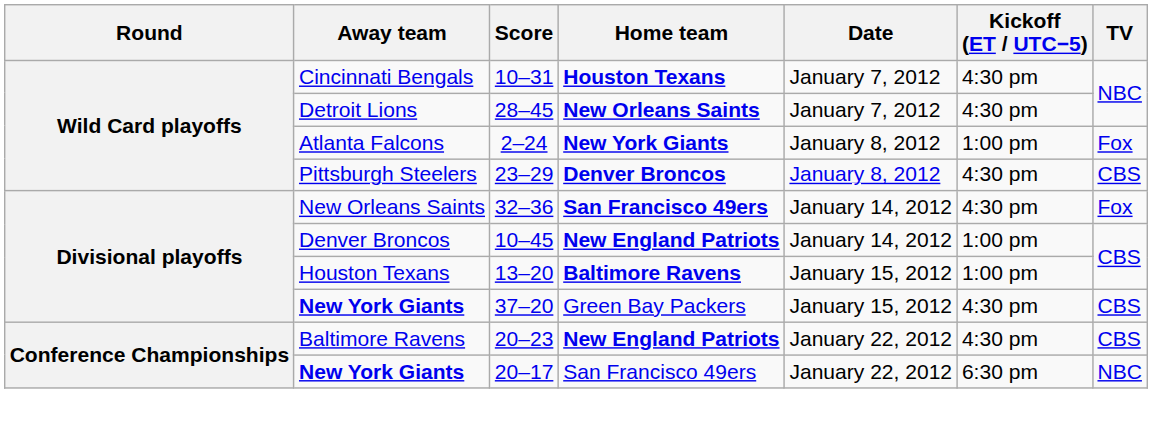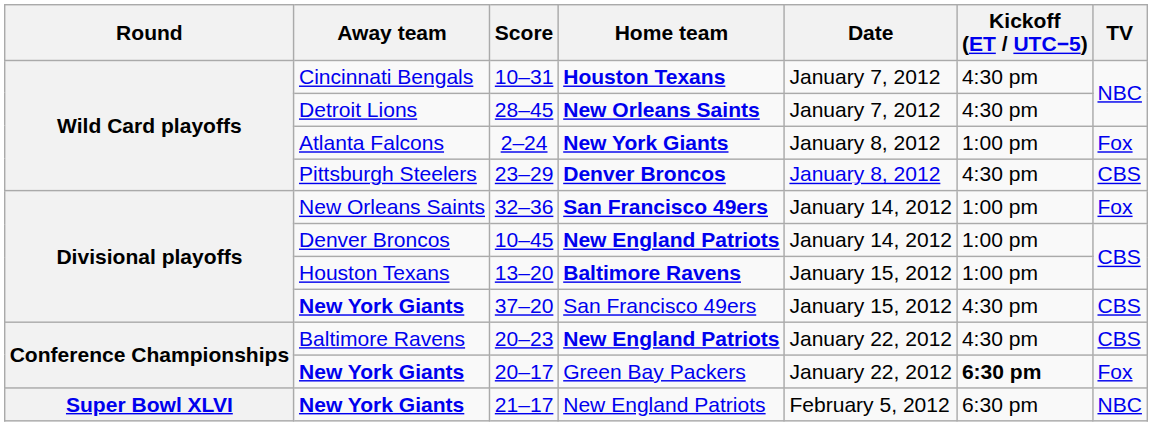(1000, 207) 4:30 pm -> (1000, 207) 1:00 pm
(654, 305) Green Bay Packers -> (660, 305) San Francisco 49ers
(660, 371) San Francisco 49ers -> (654, 371) Green Bay Packers
(1000, 371) normal -> (1002, 371) bold
(1120, 371) NBC -> (1115, 371) Fox
+ row: (524, 403)
